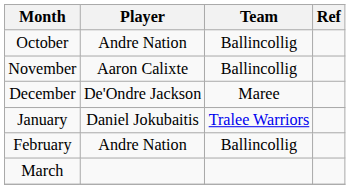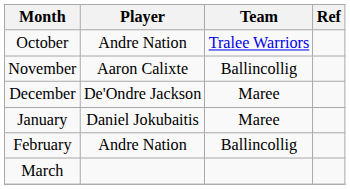(259, 42) Ballincollig -> (259, 42) Tralee Warriors
(259, 119) Tralee Warriors -> (259, 119) Maree
